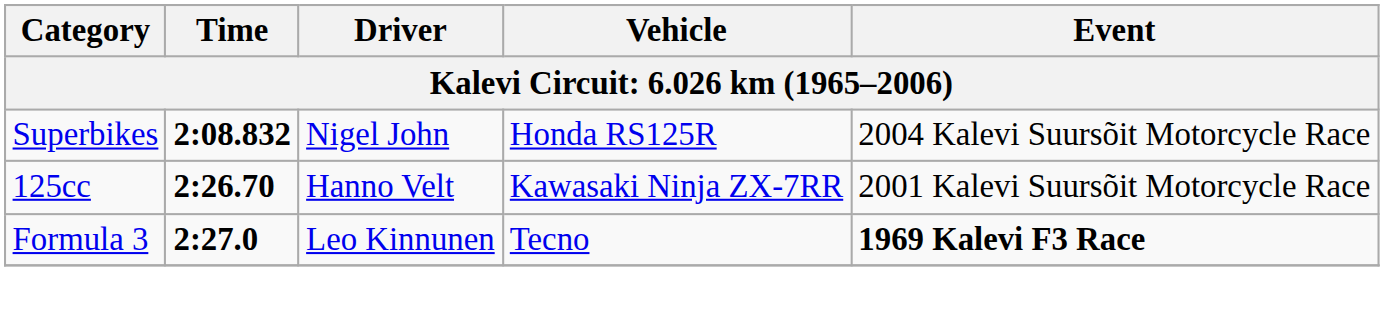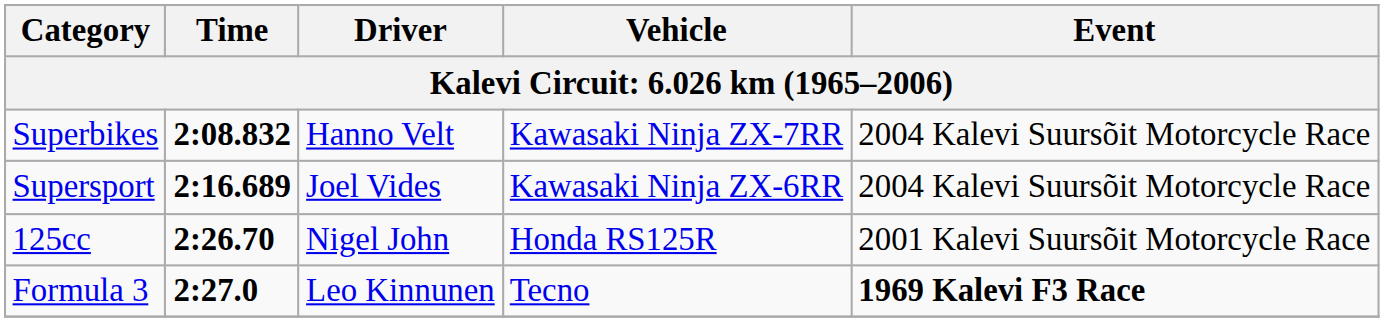(378, 134) Nigel John -> (380, 134) Hanno Velt
(613, 134) Honda RS125R -> (677, 134) Kawasaki Ninja ZX-7RR
+ row: (84, 186)
(380, 186) Hanno Velt -> (378, 238) Nigel John
(677, 186) Kawasaki Ninja ZX-7RR -> (613, 238) Honda RS125R
